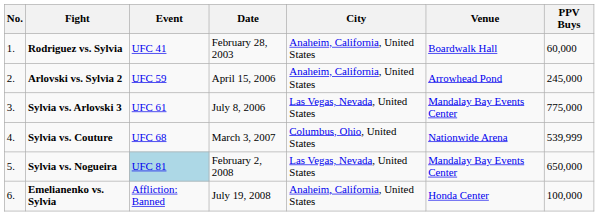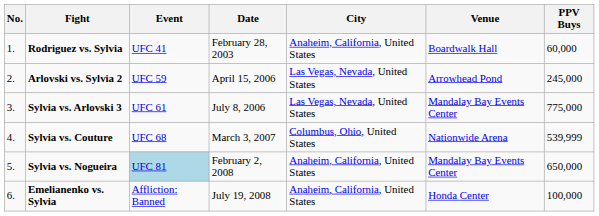(352, 78) Anaheim, California, United States -> (348, 78) Las Vegas, Nevada, United States
(348, 166) Las Vegas, Nevada, United States -> (352, 166) Anaheim, California, United States
